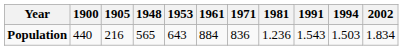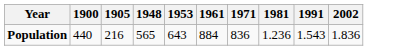- column: (346, 14)
(380, 34) 1.834 -> (346, 34) 1.836
